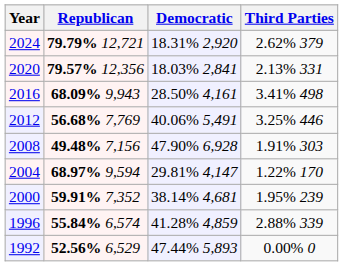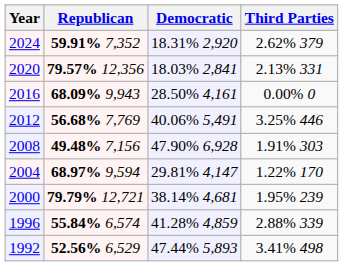(95, 43) 79.79% 12,721 -> (95, 43) 59.91% 7,352
(289, 94) 3.41% 498 -> (289, 94) 0.00% 0
(95, 196) 59.91% 7,352 -> (95, 196) 79.79% 12,721
(289, 247) 0.00% 0 -> (289, 247) 3.41% 498
